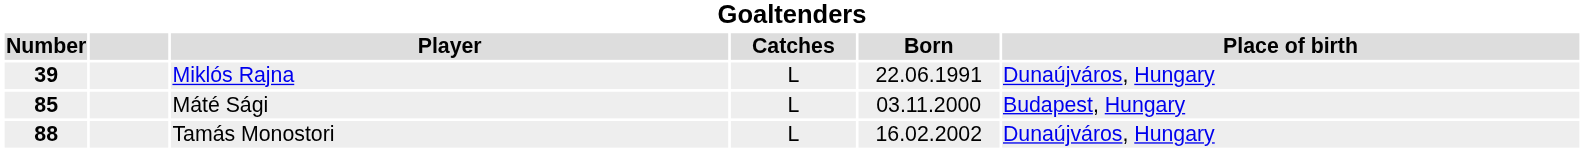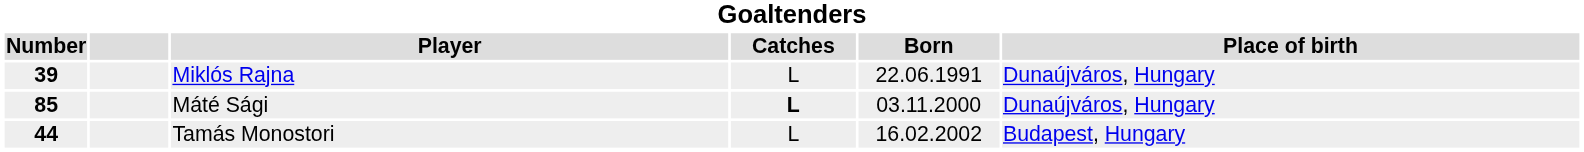(793, 104) normal -> (793, 104) bold
(1094, 104) Budapest, Hungary -> (1109, 104) Dunaújváros, Hungary
(46, 134) 88 -> (46, 134) 44
(1109, 134) Dunaújváros, Hungary -> (1094, 134) Budapest, Hungary
